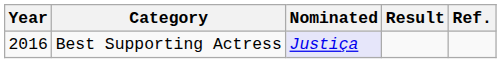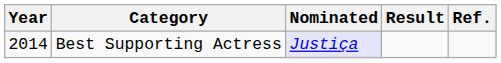(28, 45) 2016 -> (28, 45) 2014
